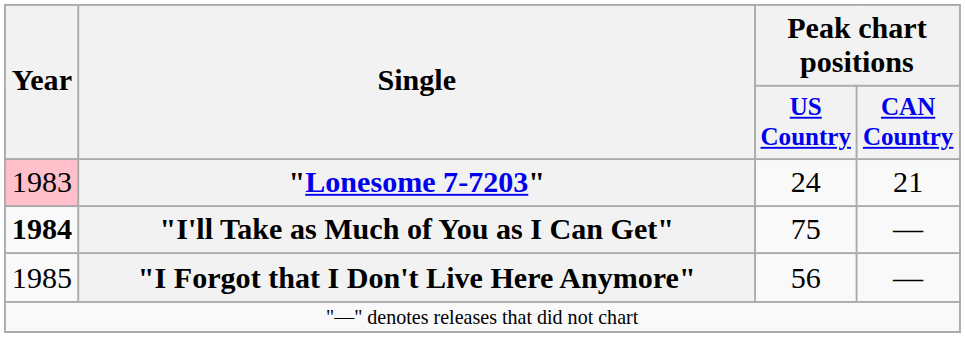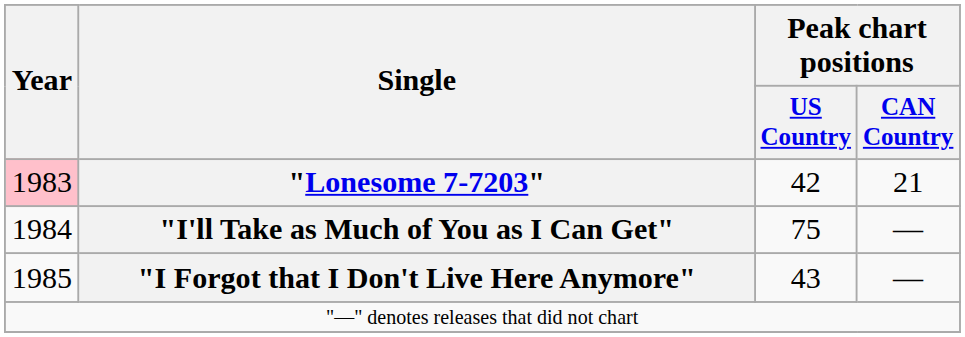(806, 181) 24 -> (806, 181) 42
(42, 229) bold -> (42, 229) normal
(806, 277) 56 -> (806, 277) 43
